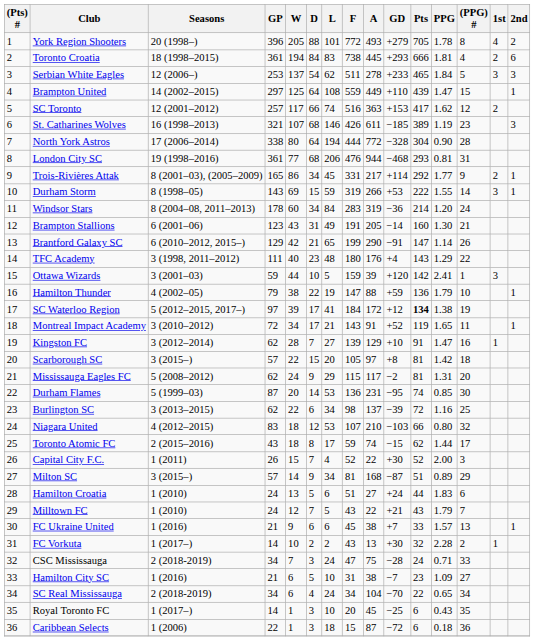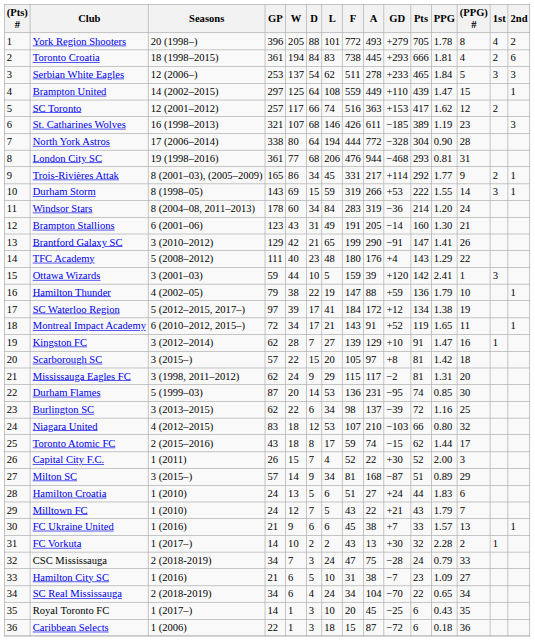(198, 242) 6 (2010–2012, 2015–) -> (182, 242) 3 (2010–2012)
(443, 242) 1.14 -> (443, 242) 1.41
(195, 259) 3 (1998, 2011–2012) -> (182, 259) 5 (2008–2012)
(421, 309) bold -> (421, 309) normal
(182, 326) 3 (2010–2012) -> (198, 326) 6 (2010–2012, 2015–)
(182, 376) 5 (2008–2012) -> (195, 376) 3 (1998, 2011–2012)
(443, 560) 0.71 -> (443, 560) 0.79
